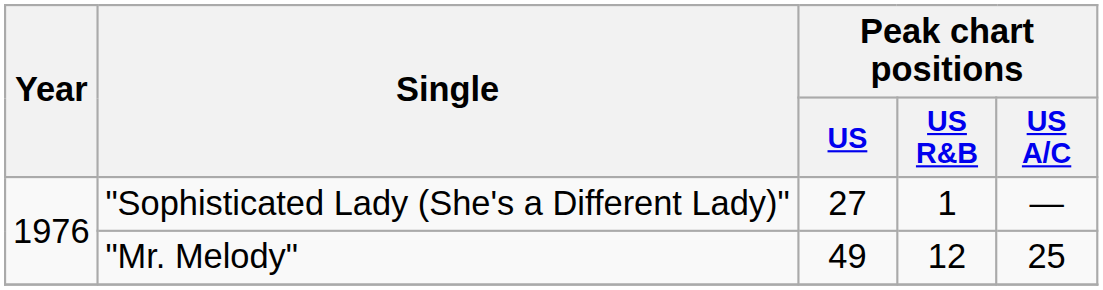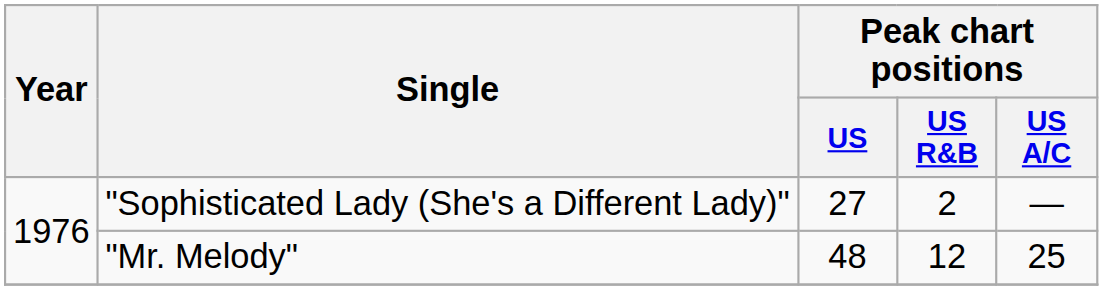(947, 203) 1 -> (947, 203) 2
(847, 257) 49 -> (847, 257) 48
